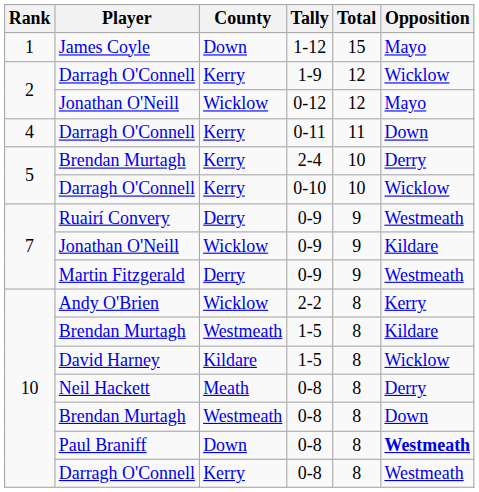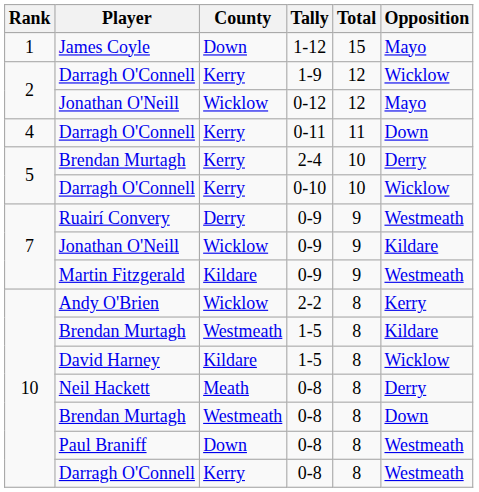(224, 274) Derry -> (230, 274) Kildare
(427, 445) bold -> (424, 445) normal
